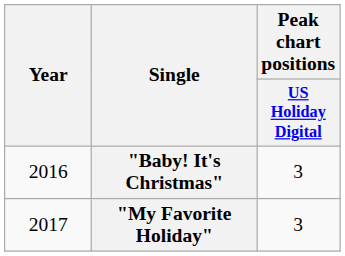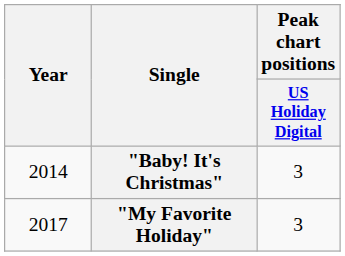(48, 172) 2016 -> (48, 172) 2014
